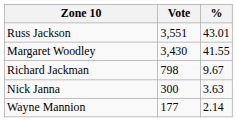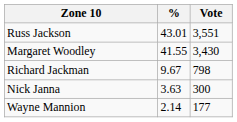columns swapped: (179, 13) <-> (216, 13)
